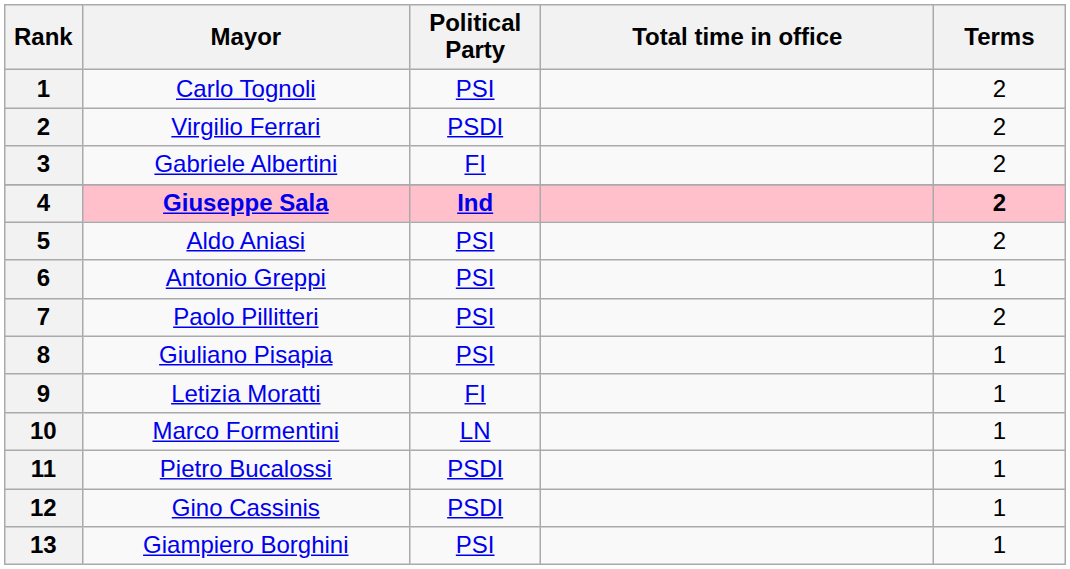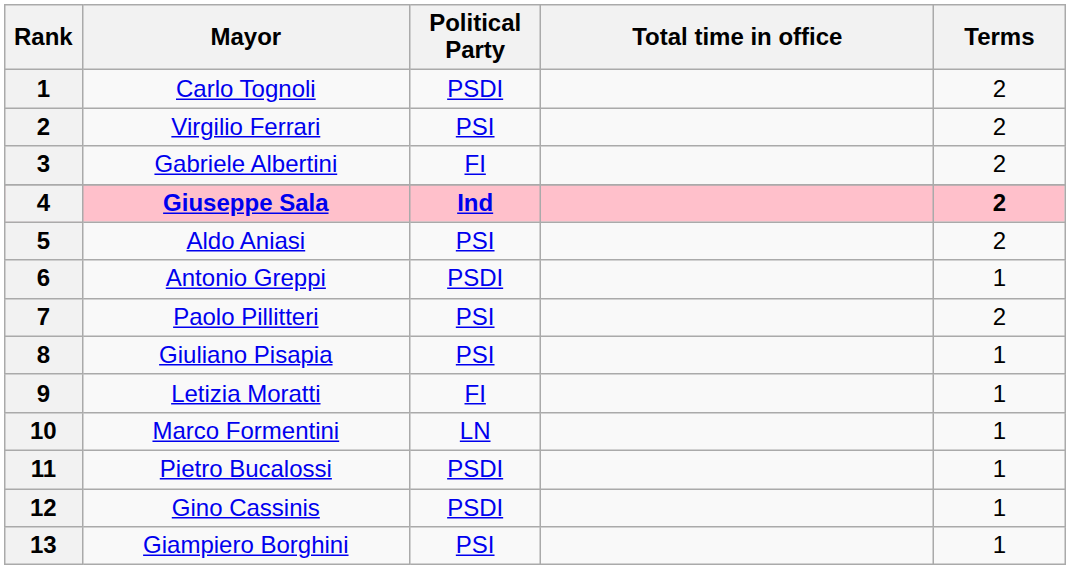(475, 88) PSI -> (475, 88) PSDI
(475, 126) PSDI -> (475, 126) PSI
(475, 278) PSI -> (475, 278) PSDI
